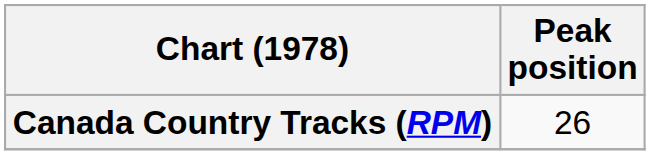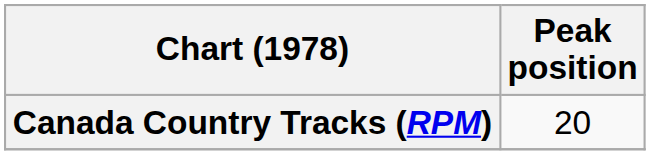(573, 121) 26 -> (573, 121) 20
